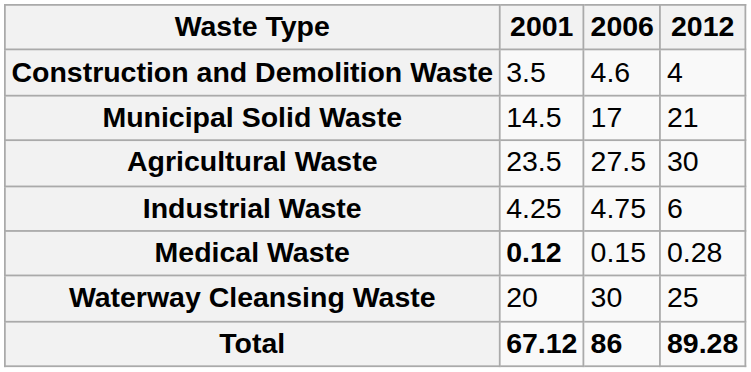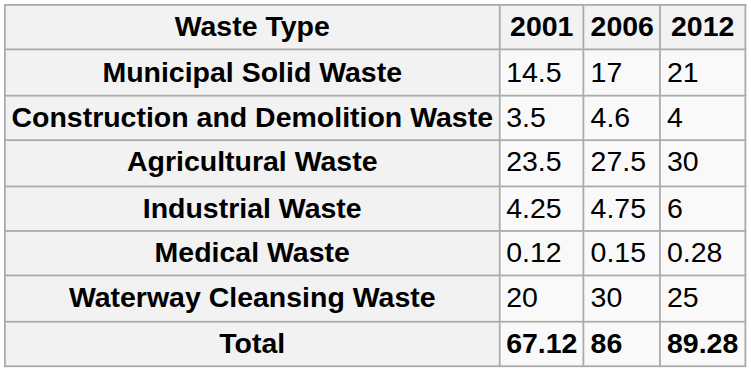rows swapped: (252, 117) <-> (252, 72)
(534, 252) bold -> (534, 252) normal
